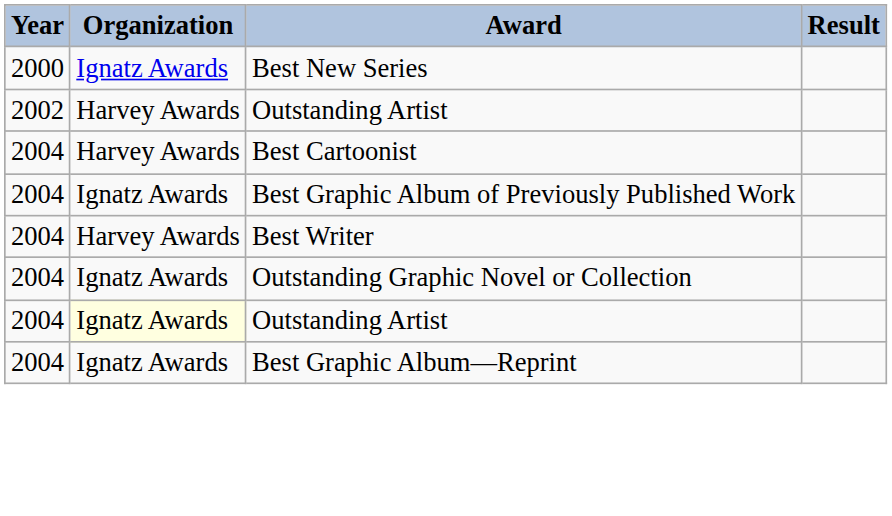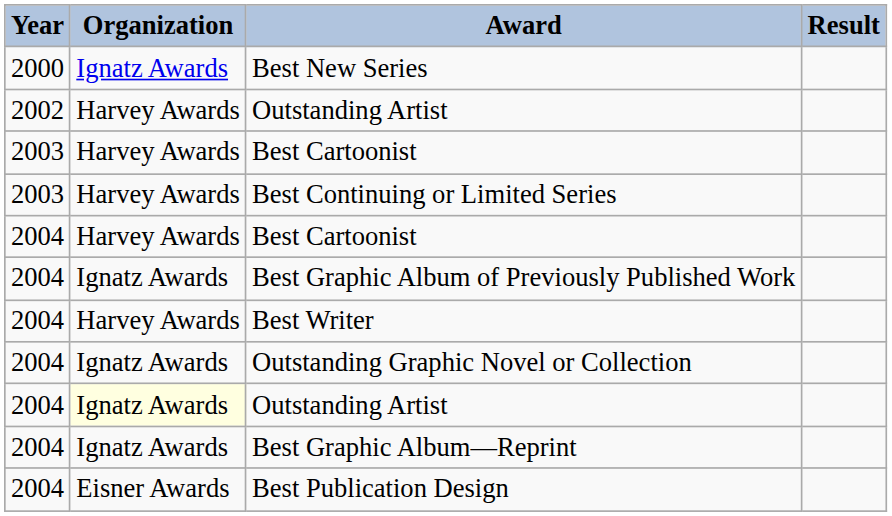+ row: (38, 151)
+ row: (38, 194)
+ row: (38, 488)
